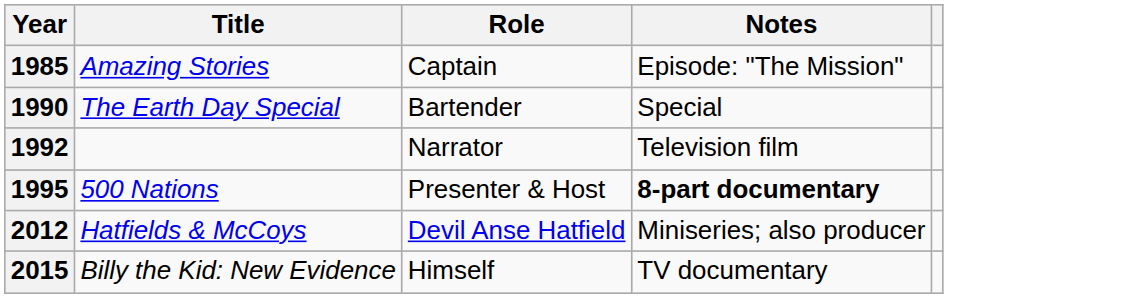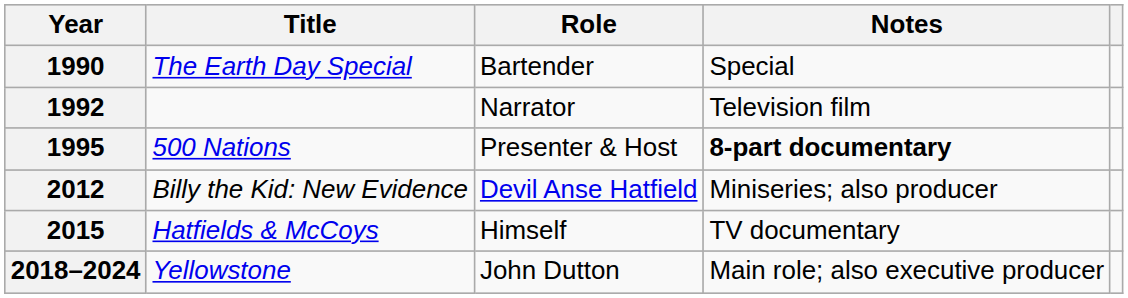- row: (40, 66)
(193, 230) Hatfields & McCoys -> (310, 189) Billy the Kid: New Evidence
(238, 271) Billy the Kid: New Evidence -> (266, 230) Hatfields & McCoys
+ row: (76, 271)
